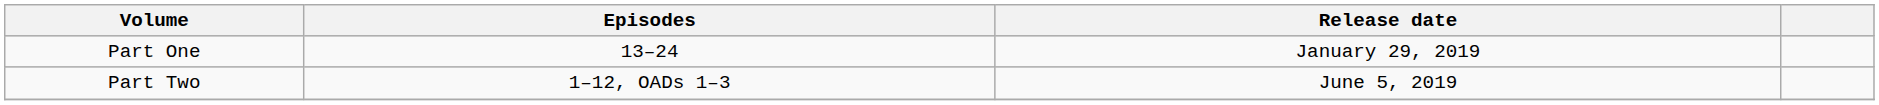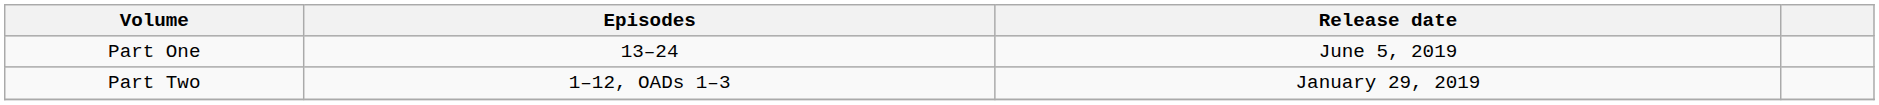(1388, 52) January 29, 2019 -> (1388, 52) June 5, 2019
(1388, 83) June 5, 2019 -> (1388, 83) January 29, 2019
